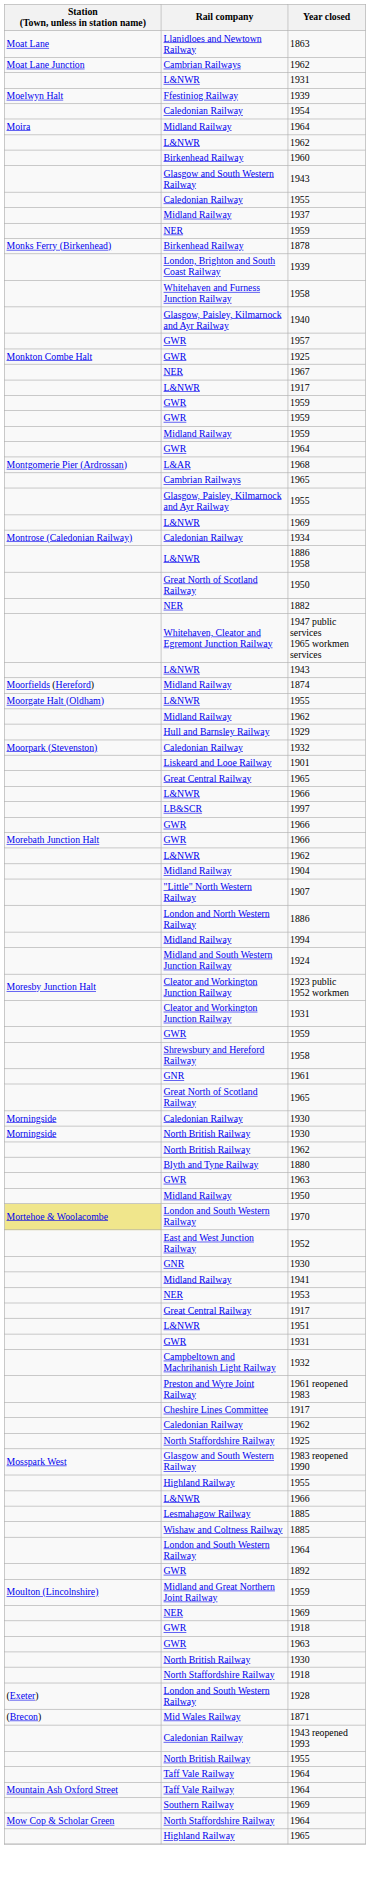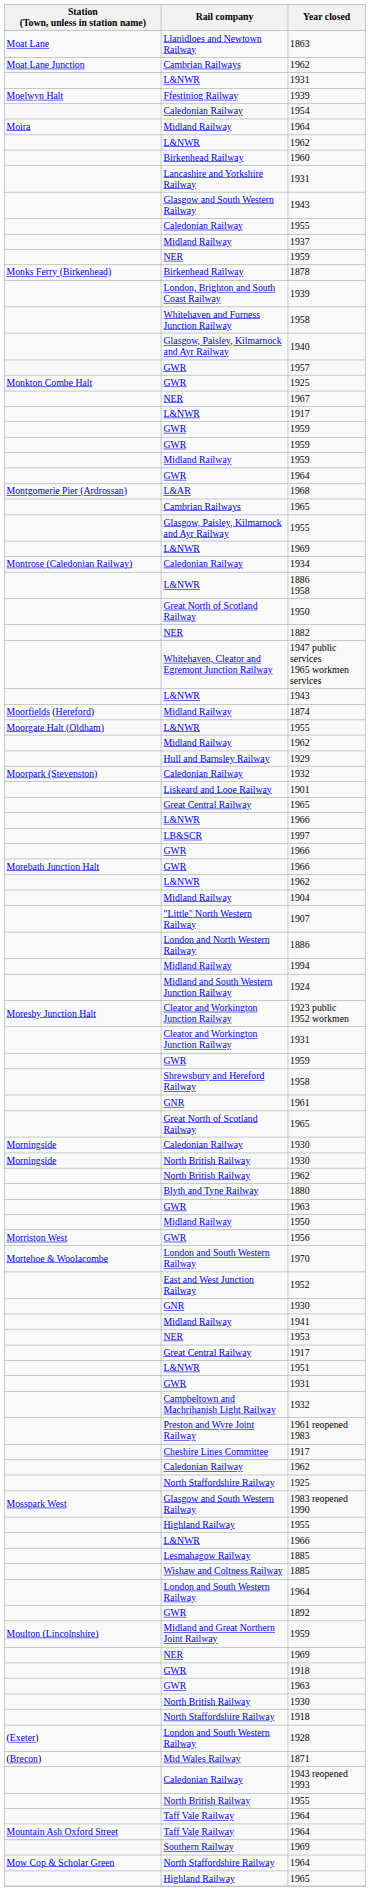+ row: (213, 178)
+ row: (175, 1237)
(57, 1216) khaki background -> (57, 1258) no background
